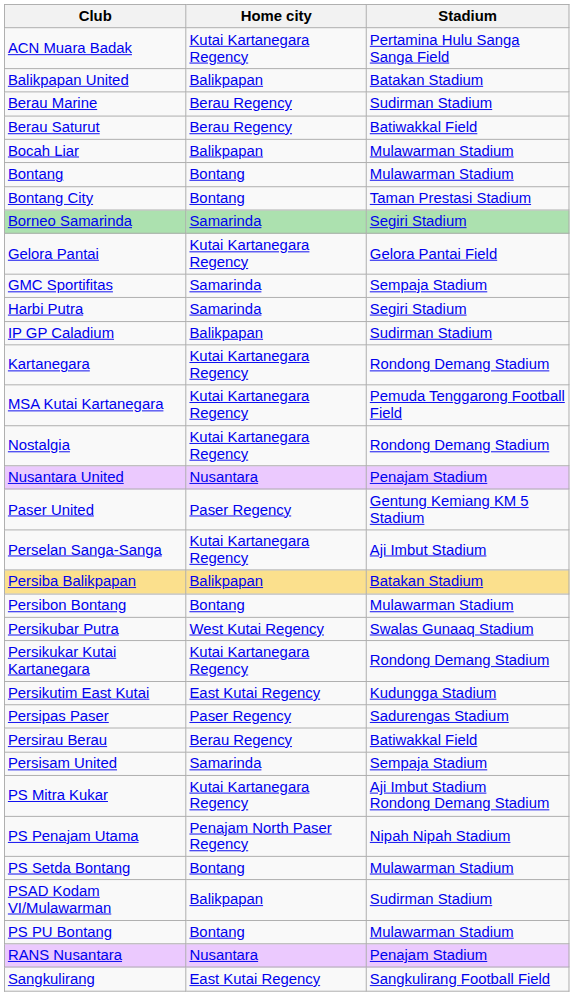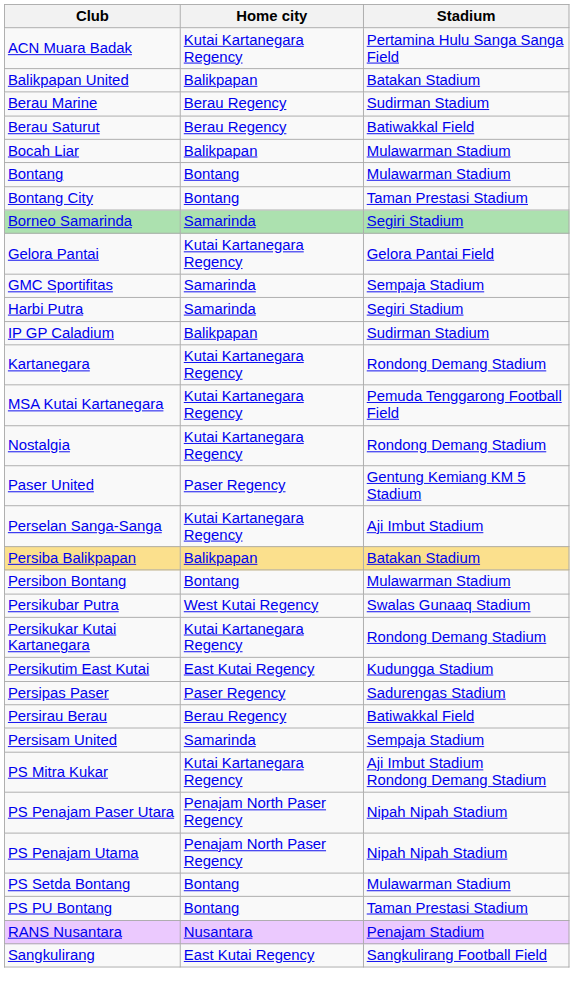- row: (66, 477)
+ row: (91, 812)
- row: (60, 900)
(442, 932) Mulawarman Stadium -> (447, 908) Taman Prestasi Stadium
